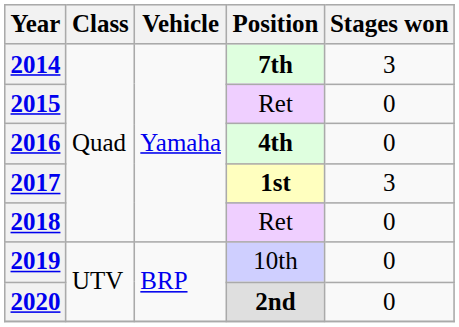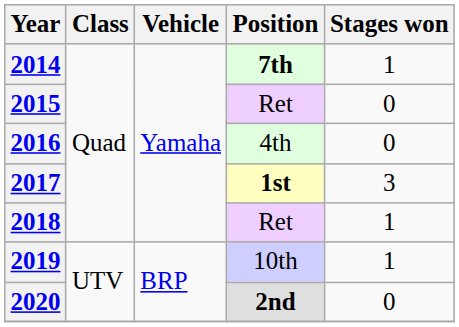(389, 63) 3 -> (389, 63) 1
(275, 143) bold -> (275, 143) normal
(389, 222) 0 -> (389, 222) 1
(389, 261) 0 -> (389, 261) 1
